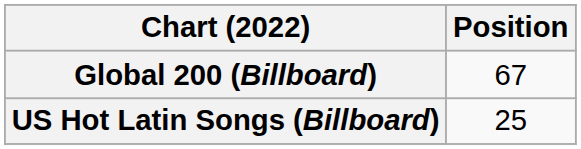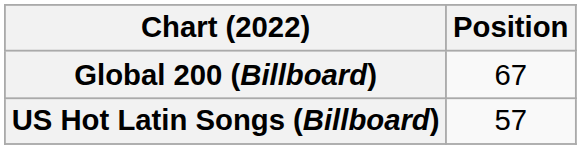(511, 120) 25 -> (511, 120) 57
